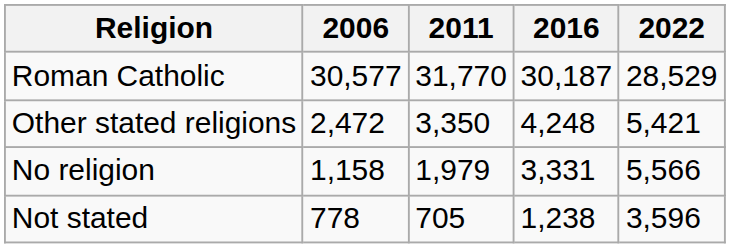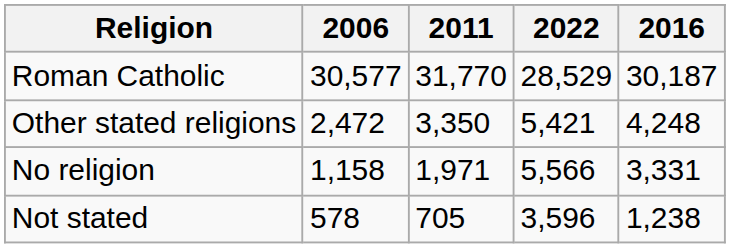columns swapped: (566, 28) <-> (672, 28)
(453, 170) 1,979 -> (453, 170) 1,971
(335, 218) 778 -> (335, 218) 578
